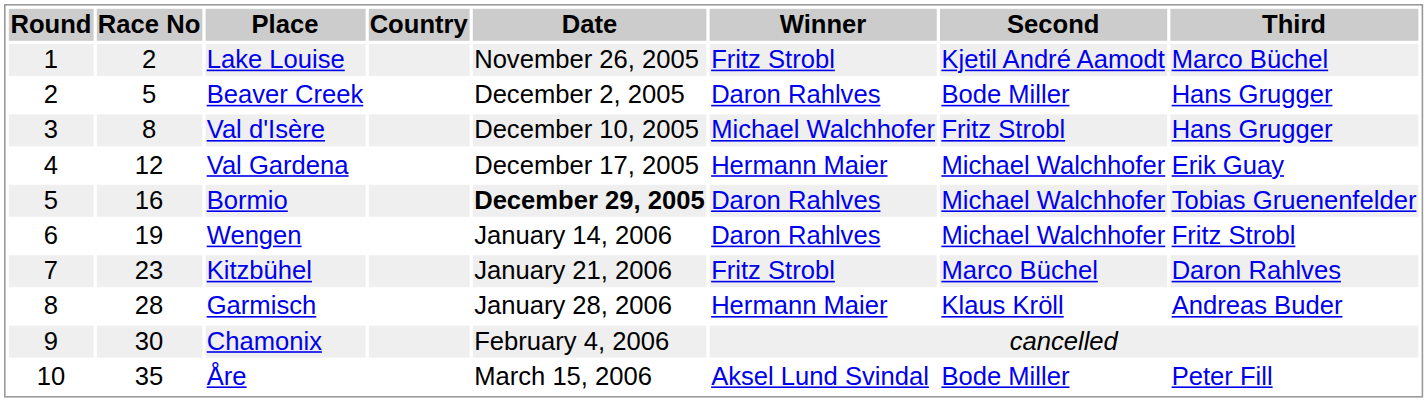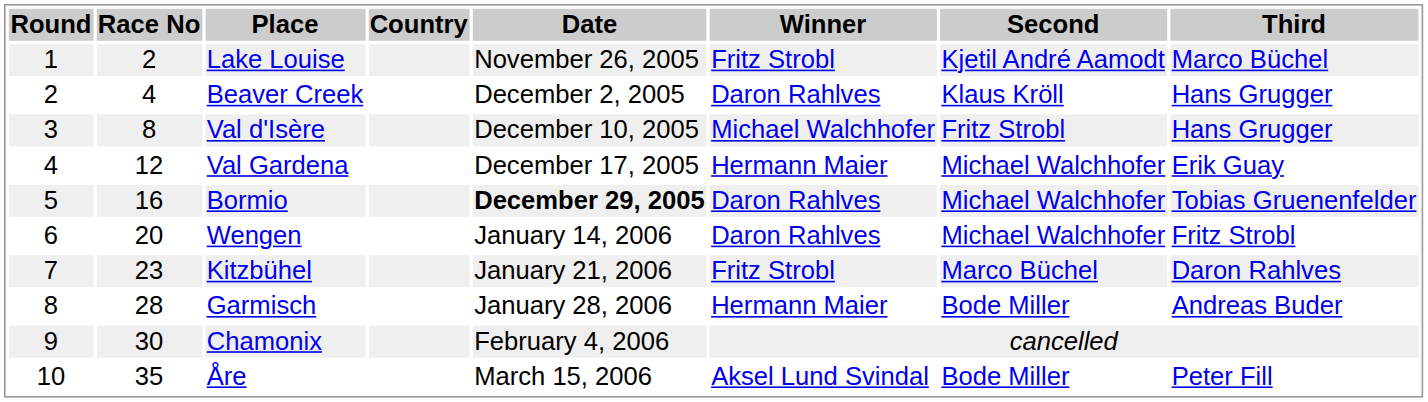(149, 94) 5 -> (149, 94) 4
(1005, 94) Bode Miller -> (1003, 94) Klaus Kröll
(149, 235) 19 -> (149, 235) 20
(1003, 306) Klaus Kröll -> (1005, 306) Bode Miller
